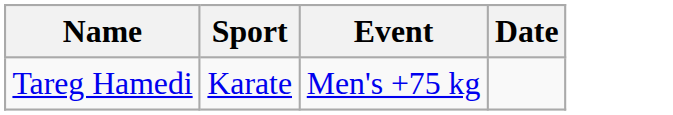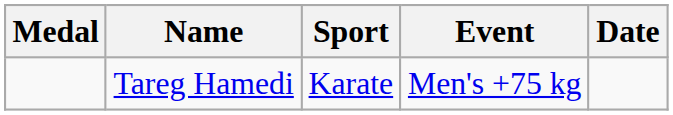+ column: (56, 30)
